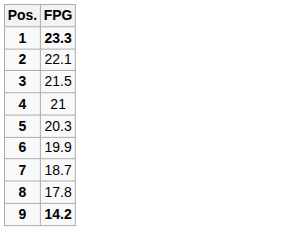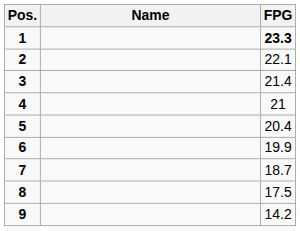+ column: (150, 16)
(58, 82) 21.5 -> (278, 82) 21.4
(58, 126) 20.3 -> (278, 126) 20.4
(58, 192) 17.8 -> (278, 192) 17.5
(58, 215) bold -> (278, 215) normal
